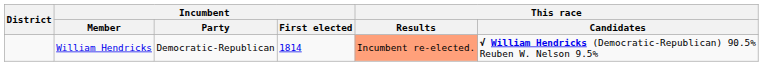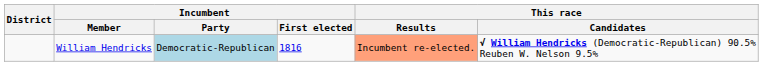(216, 48) no background -> (216, 48) lightblue background
(290, 48) 1814 -> (290, 48) 1816
